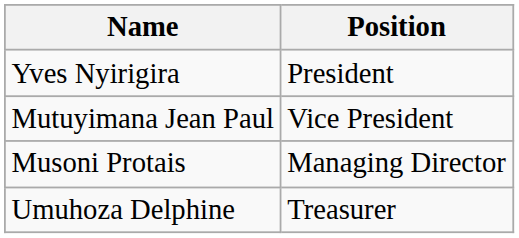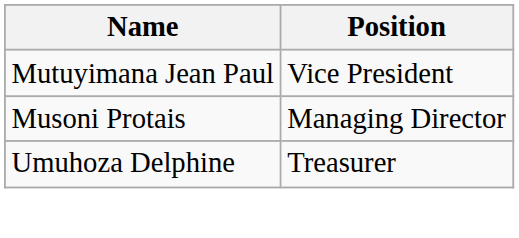- row: (96, 72)
